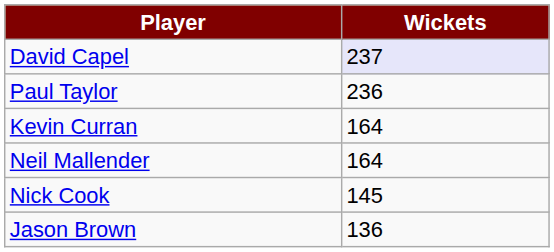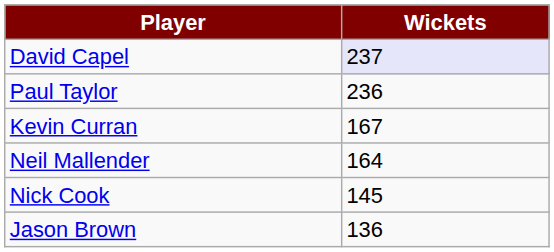(365, 126) 164 -> (365, 126) 167
